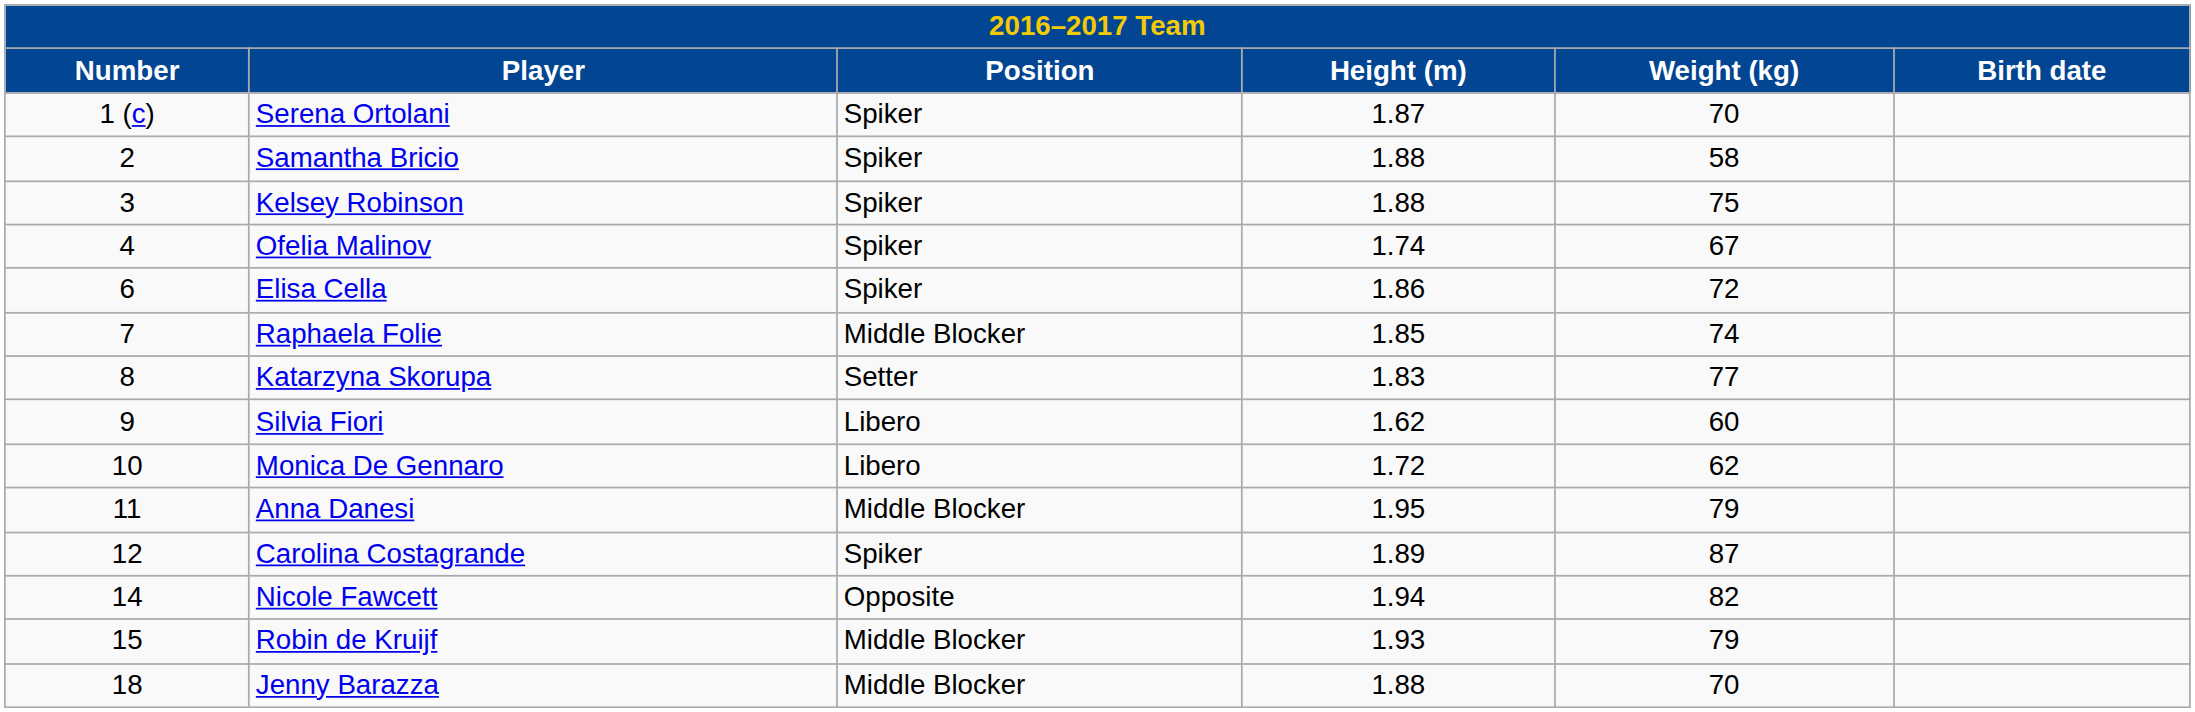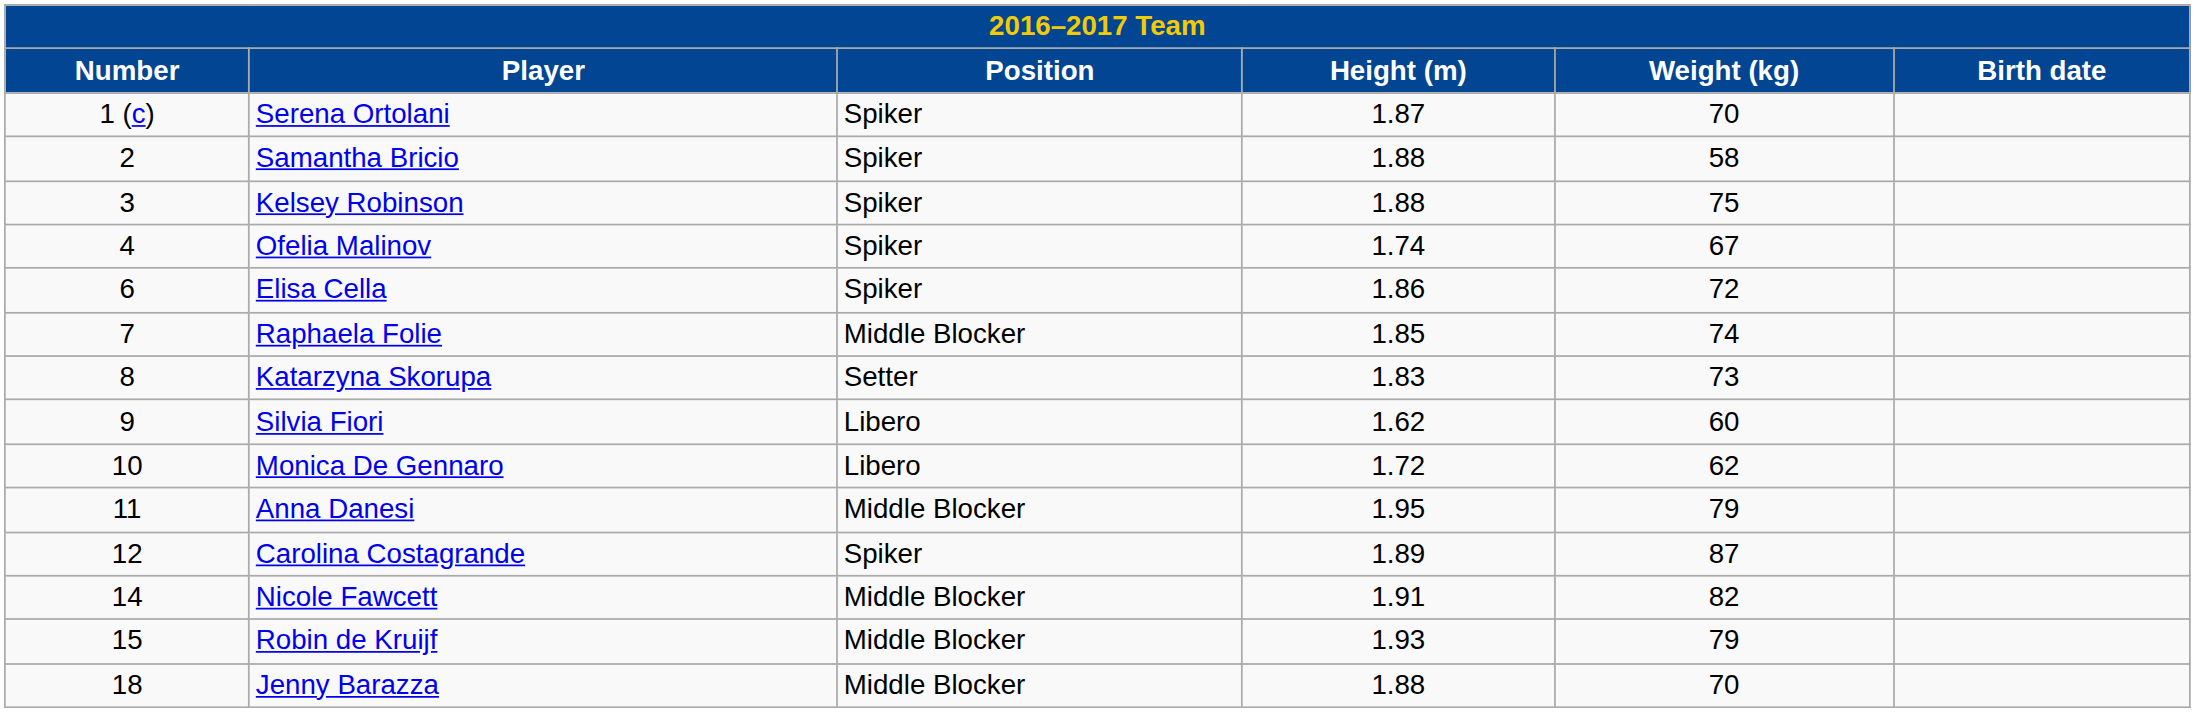(1724, 377) 77 -> (1724, 377) 73
(899, 597) Opposite -> (935, 597) Middle Blocker
(1398, 597) 1.94 -> (1398, 597) 1.91
